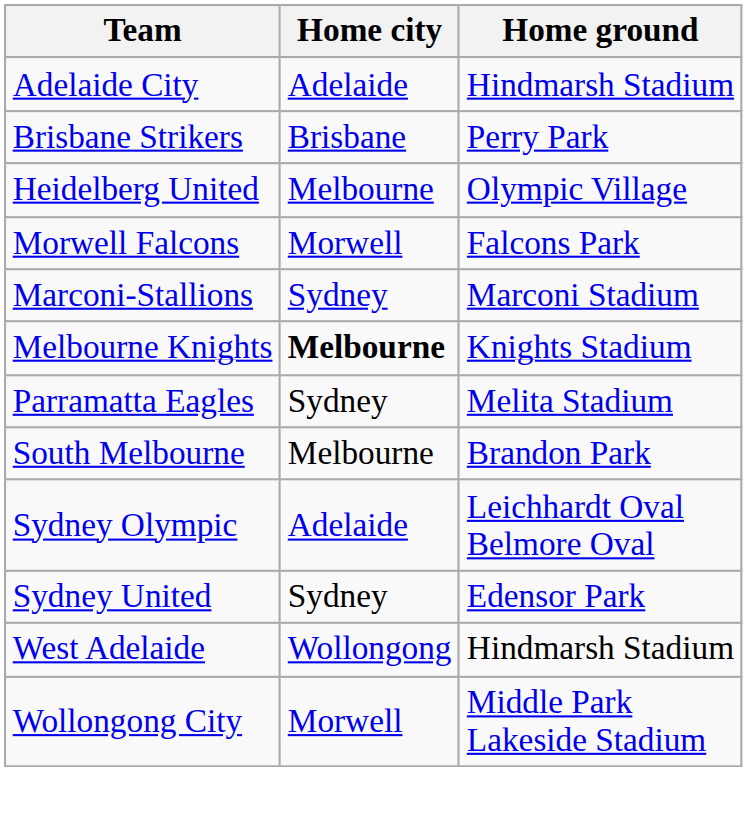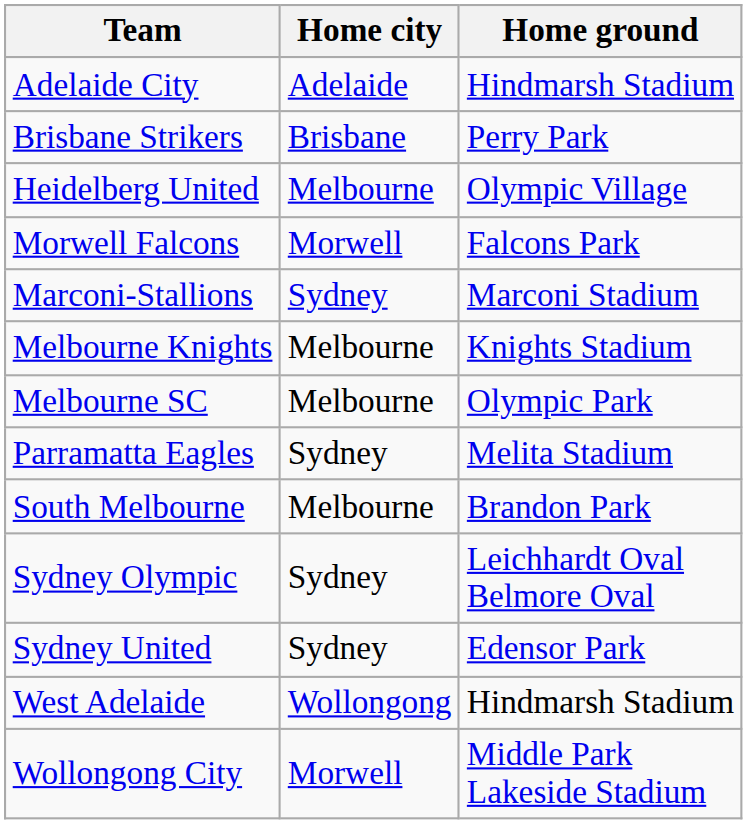(366, 347) bold -> (361, 347) normal
+ row: (110, 400)
(348, 524) Adelaide -> (338, 577) Sydney
